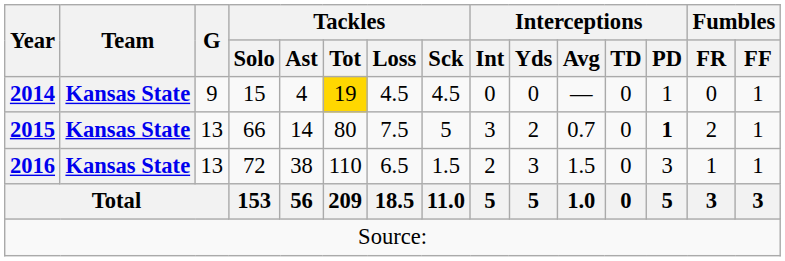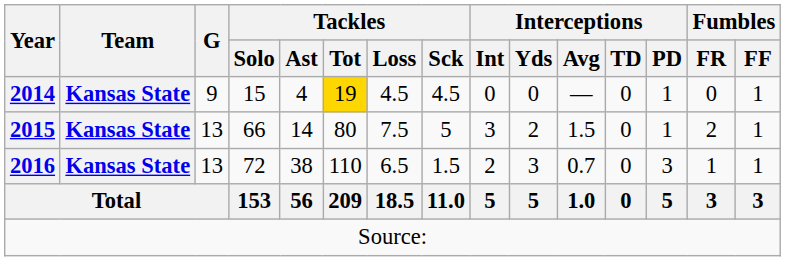(581, 129) 0.7 -> (581, 129) 1.5
(667, 129) bold -> (667, 129) normal
(581, 165) 1.5 -> (581, 165) 0.7
